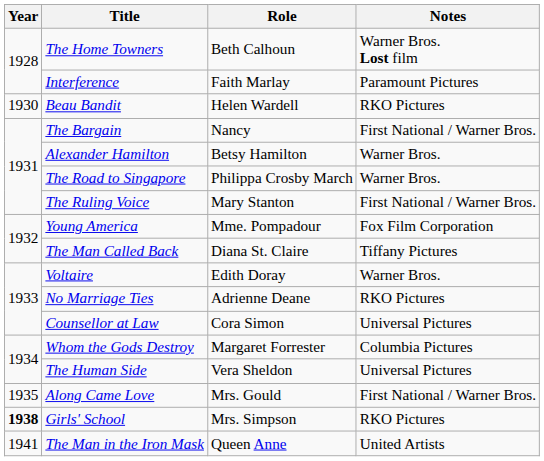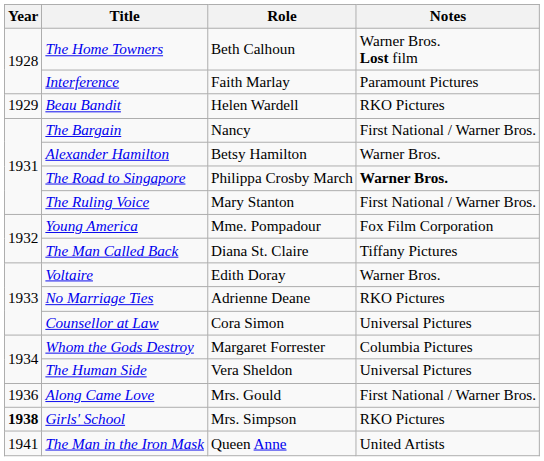(23, 105) 1930 -> (23, 105) 1929
(400, 178) normal -> (404, 178) bold
(23, 395) 1935 -> (23, 395) 1936
